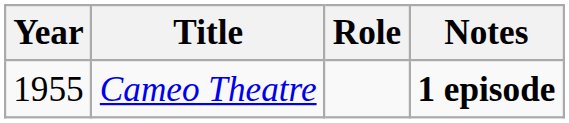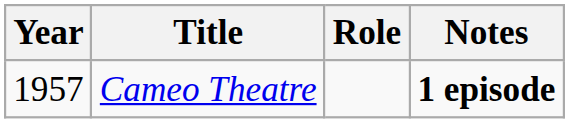(48, 88) 1955 -> (48, 88) 1957
